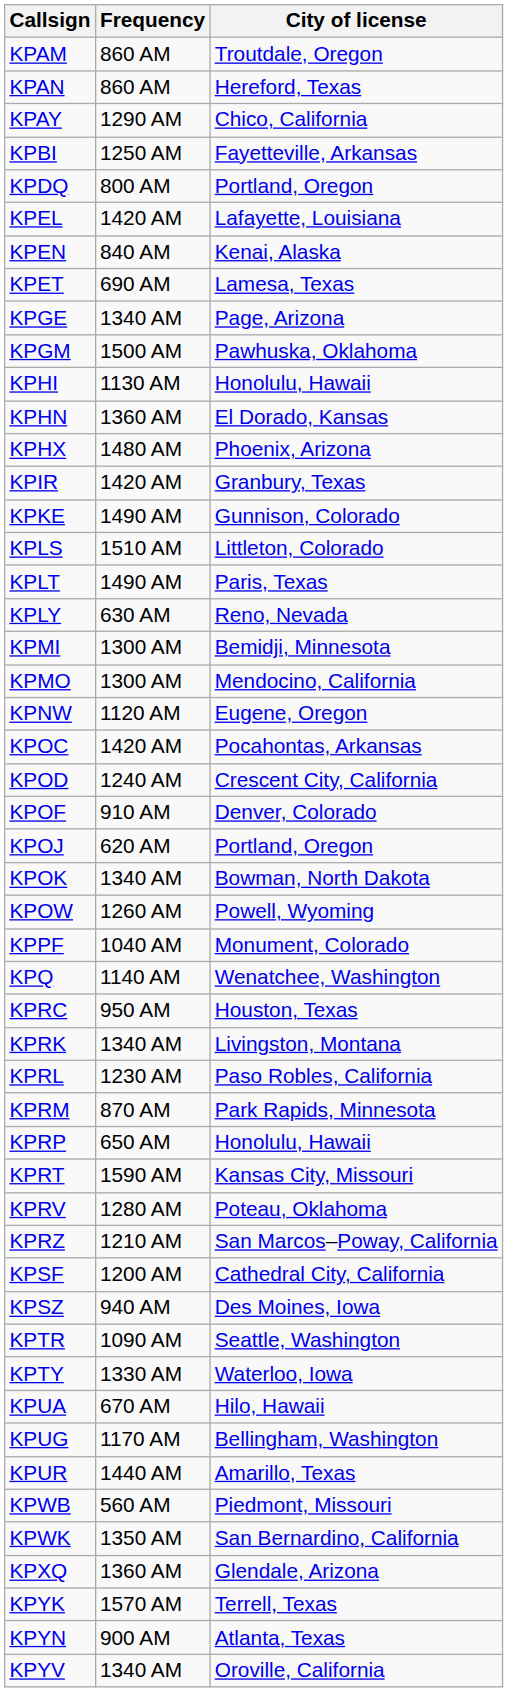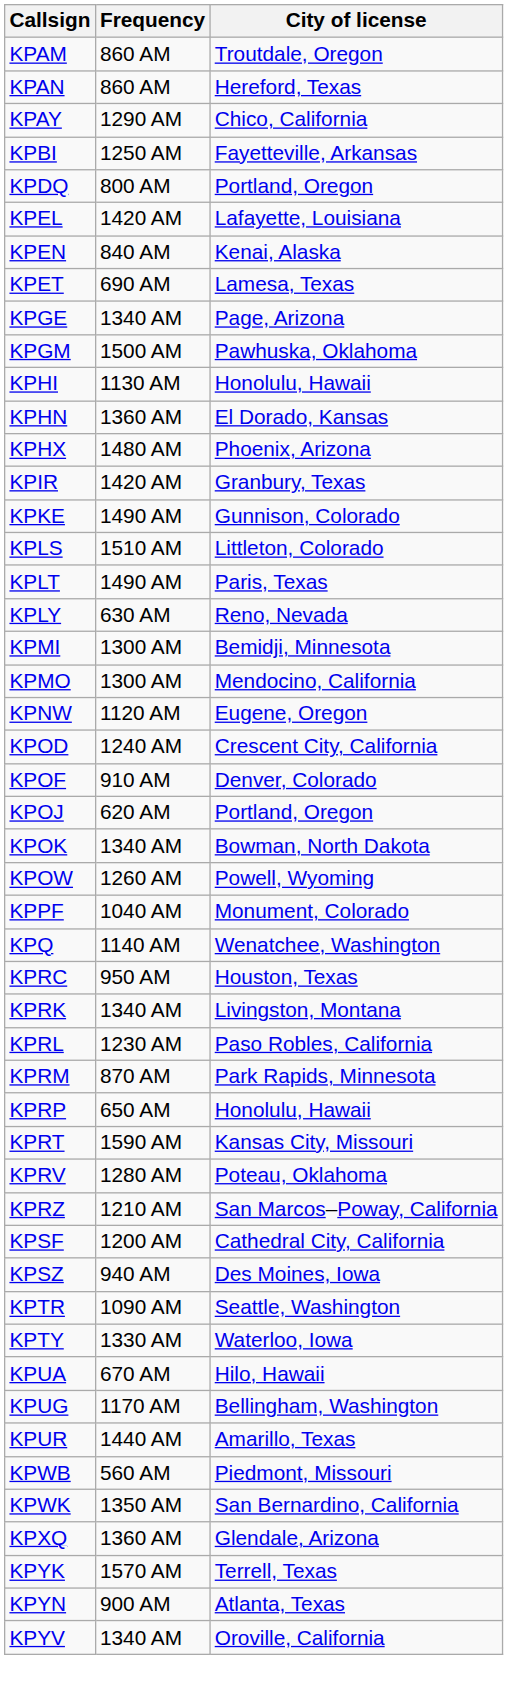- row: (39, 746)
